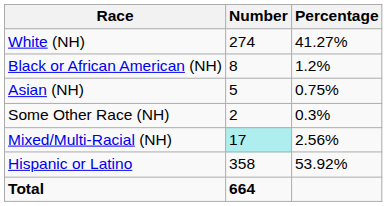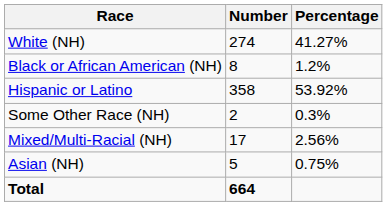rows swapped: (46, 90) <-> (70, 164)
(238, 139) paleturquoise background -> (238, 139) no background
